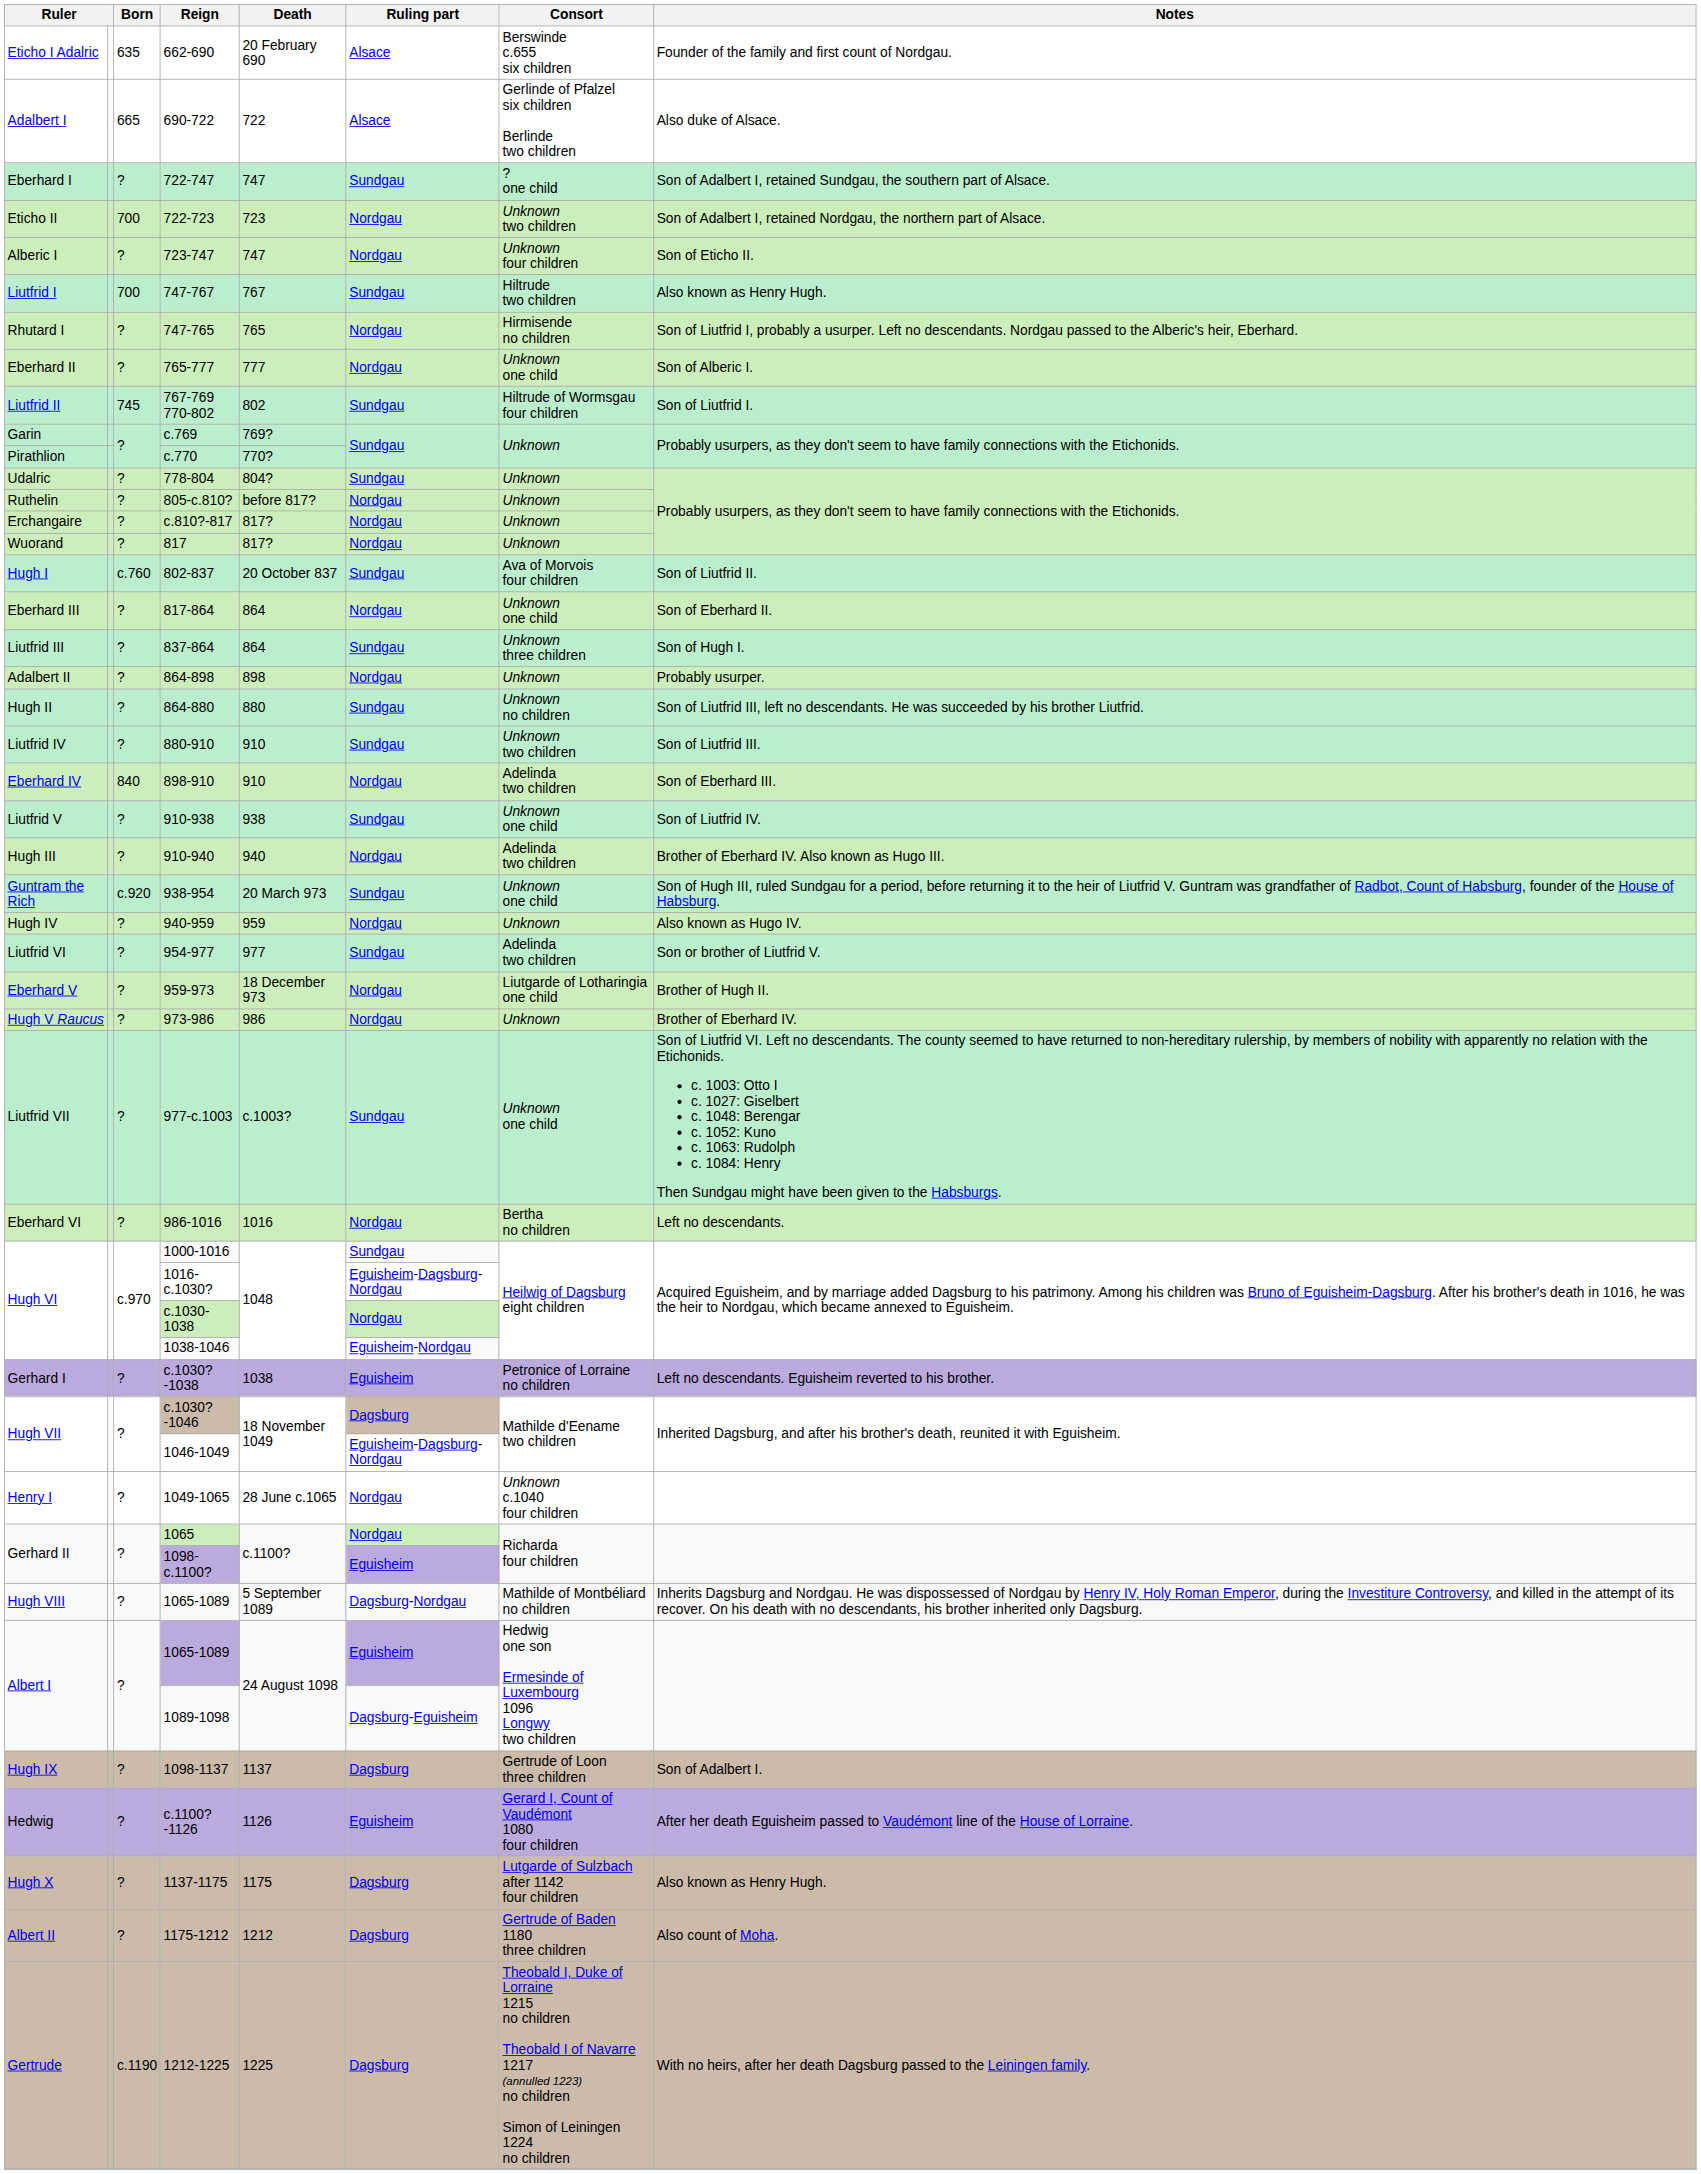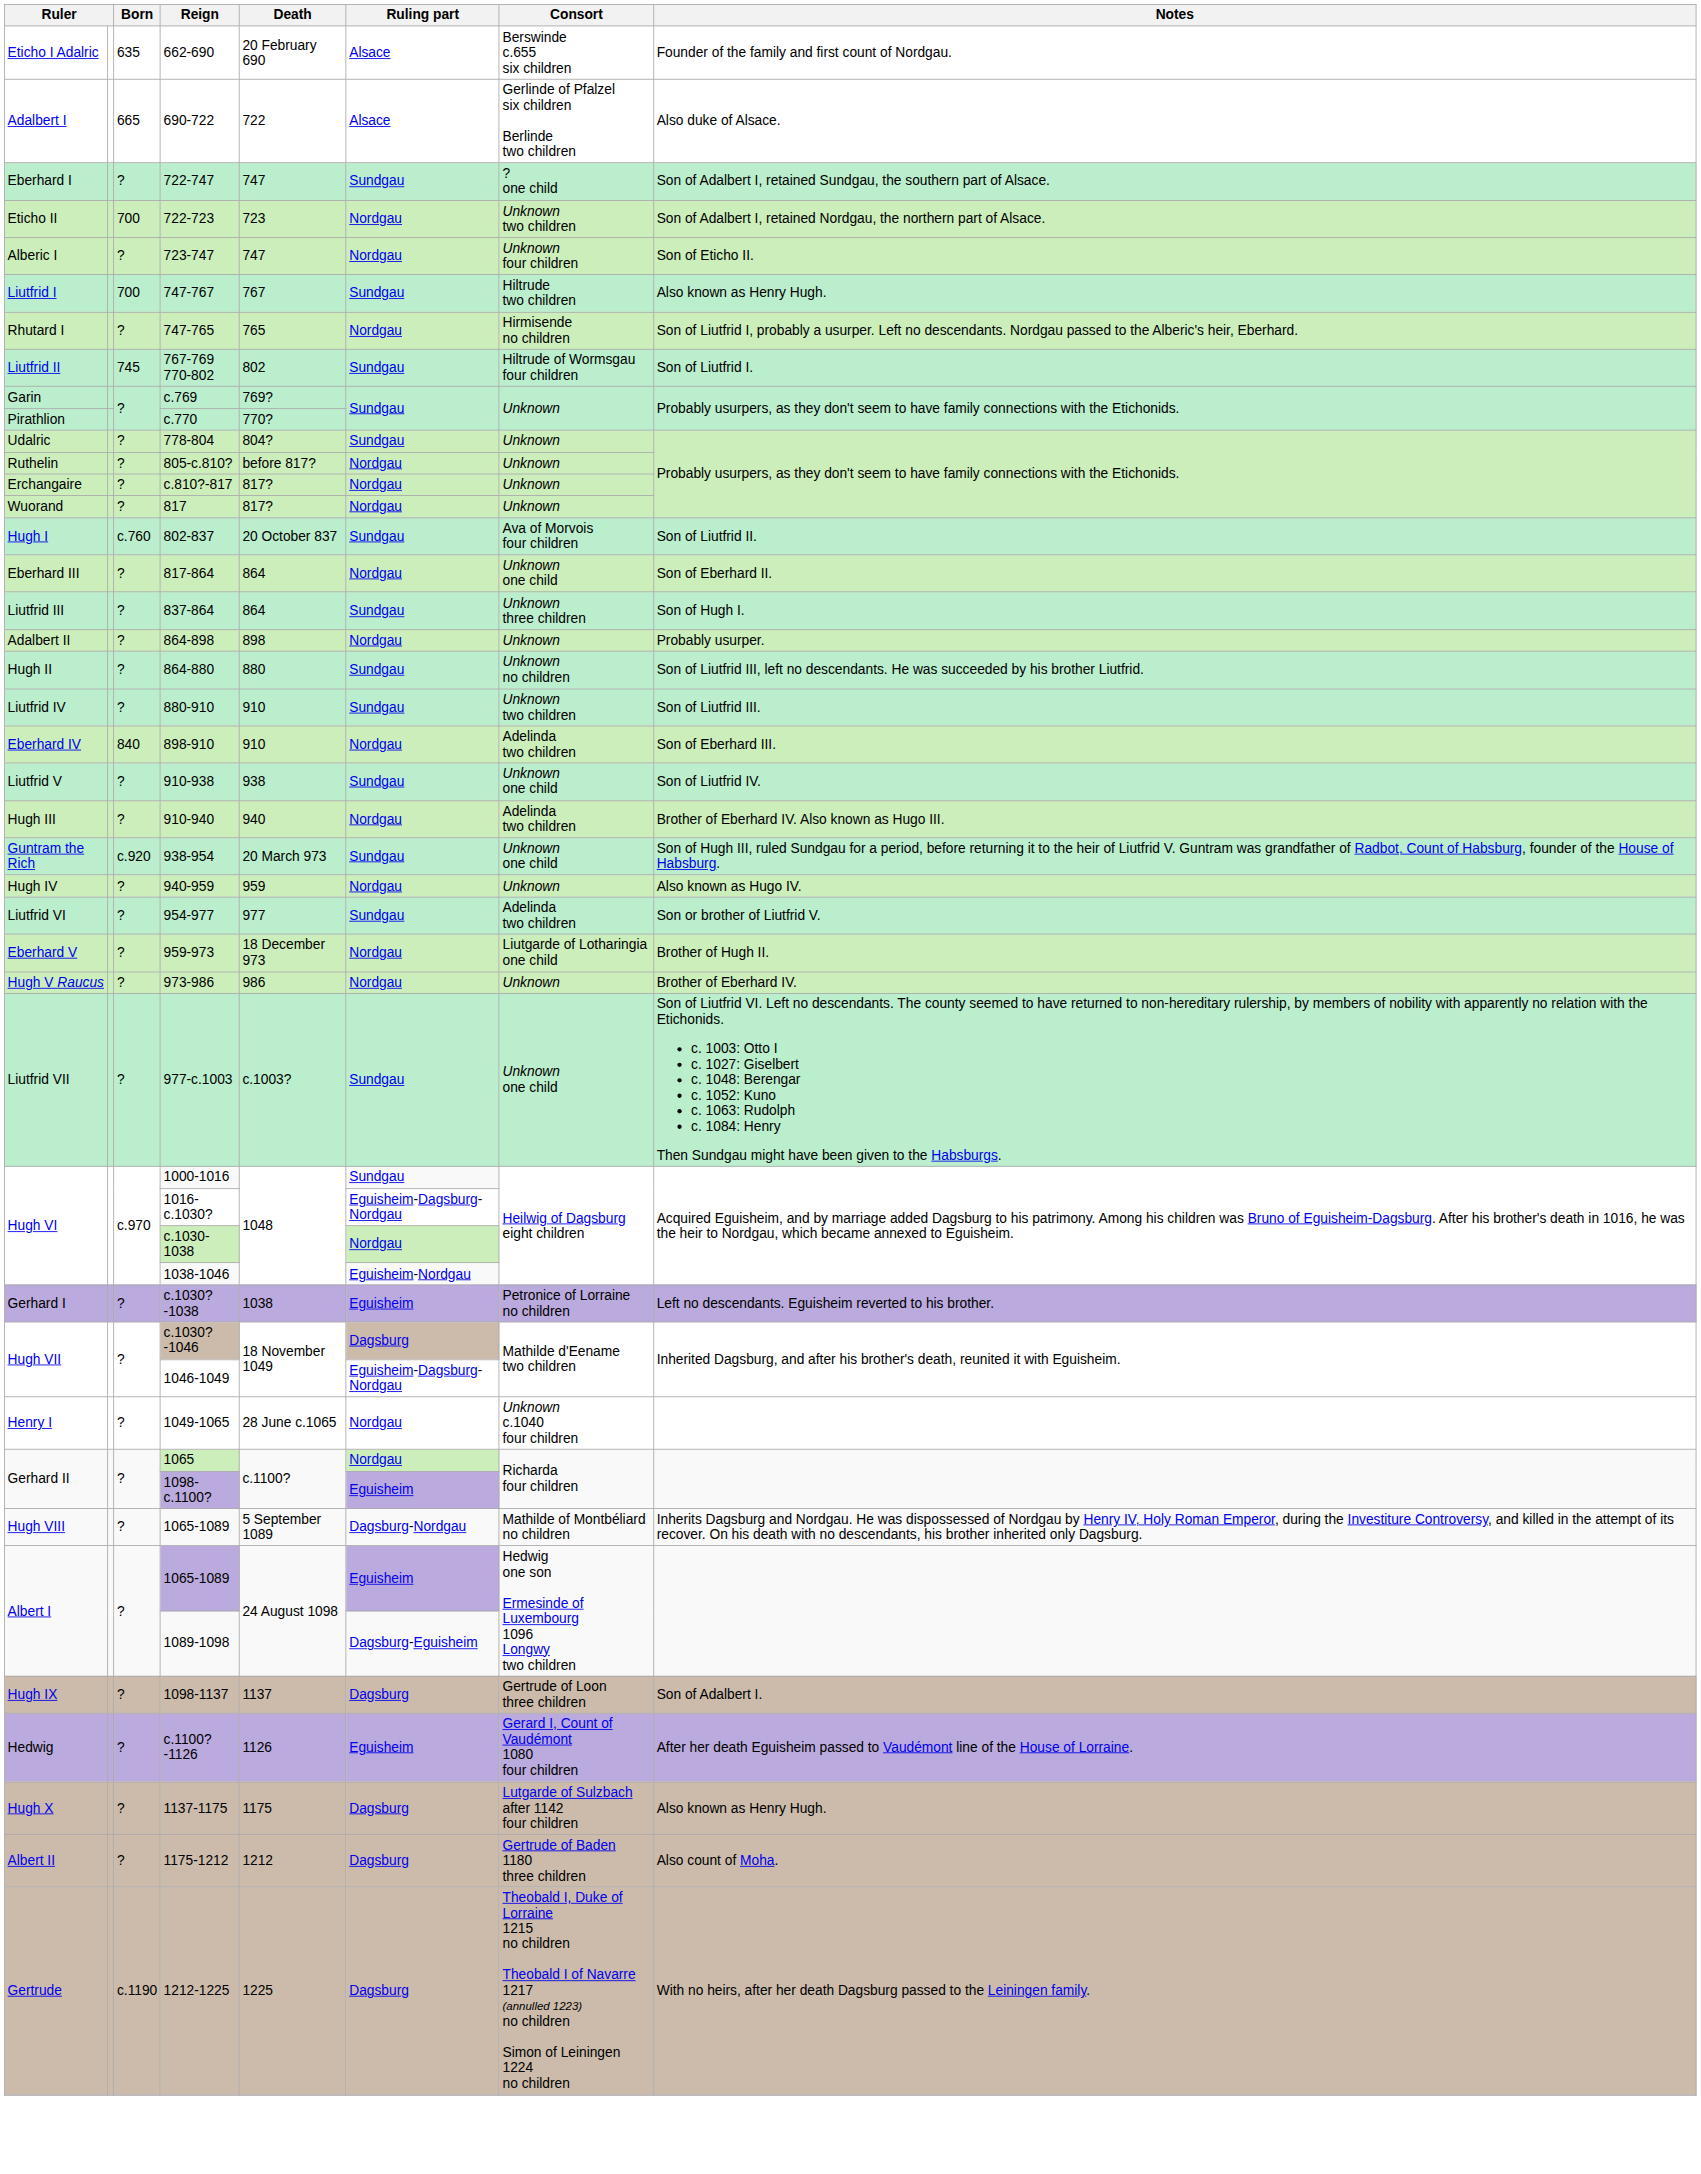- row: (42, 368)
- row: (44, 1222)
